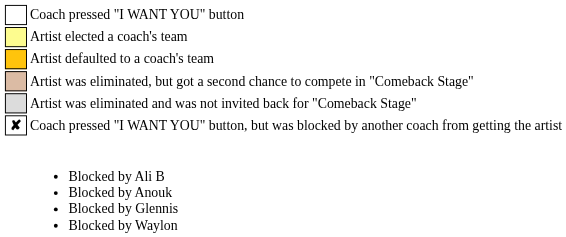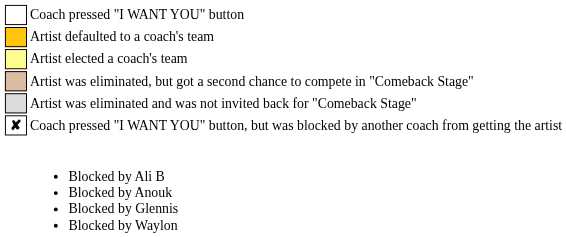rows swapped: (122, 59) <-> (109, 37)
